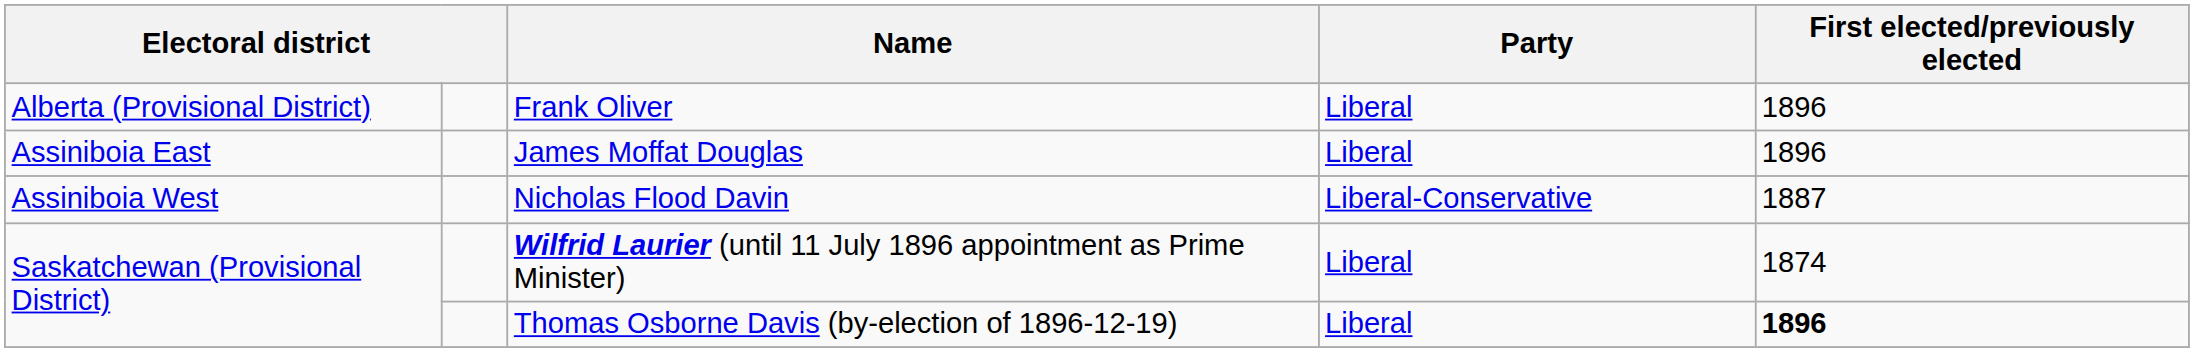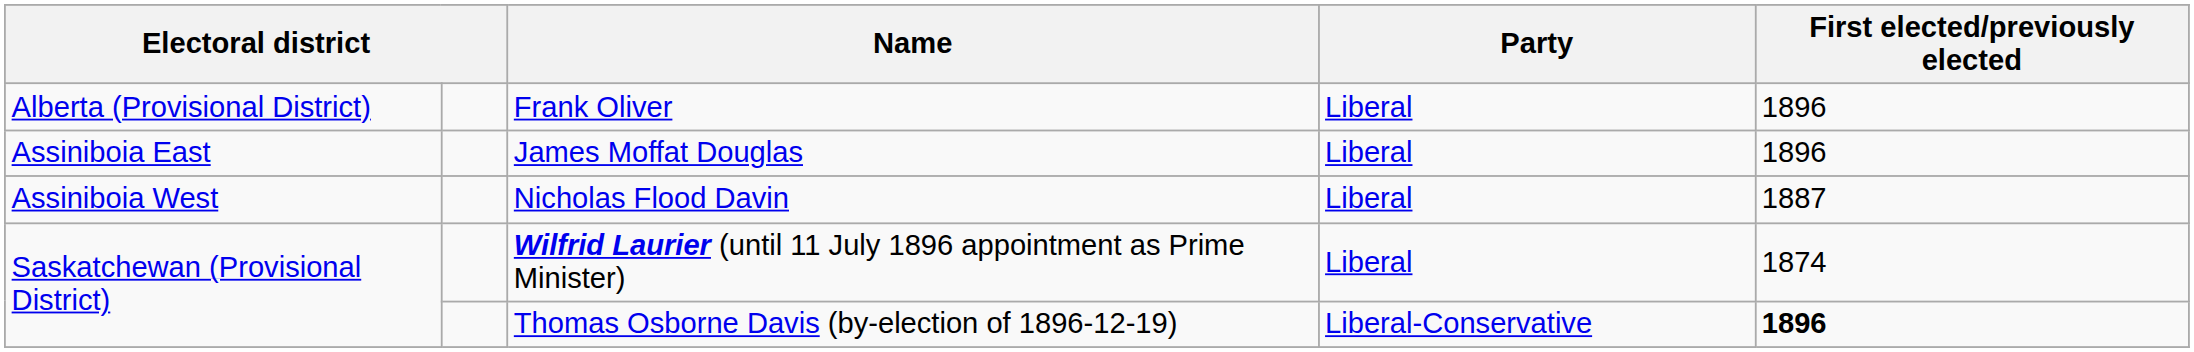(1459, 198) Liberal-Conservative -> (1369, 198) Liberal
(1369, 324) Liberal -> (1459, 324) Liberal-Conservative
